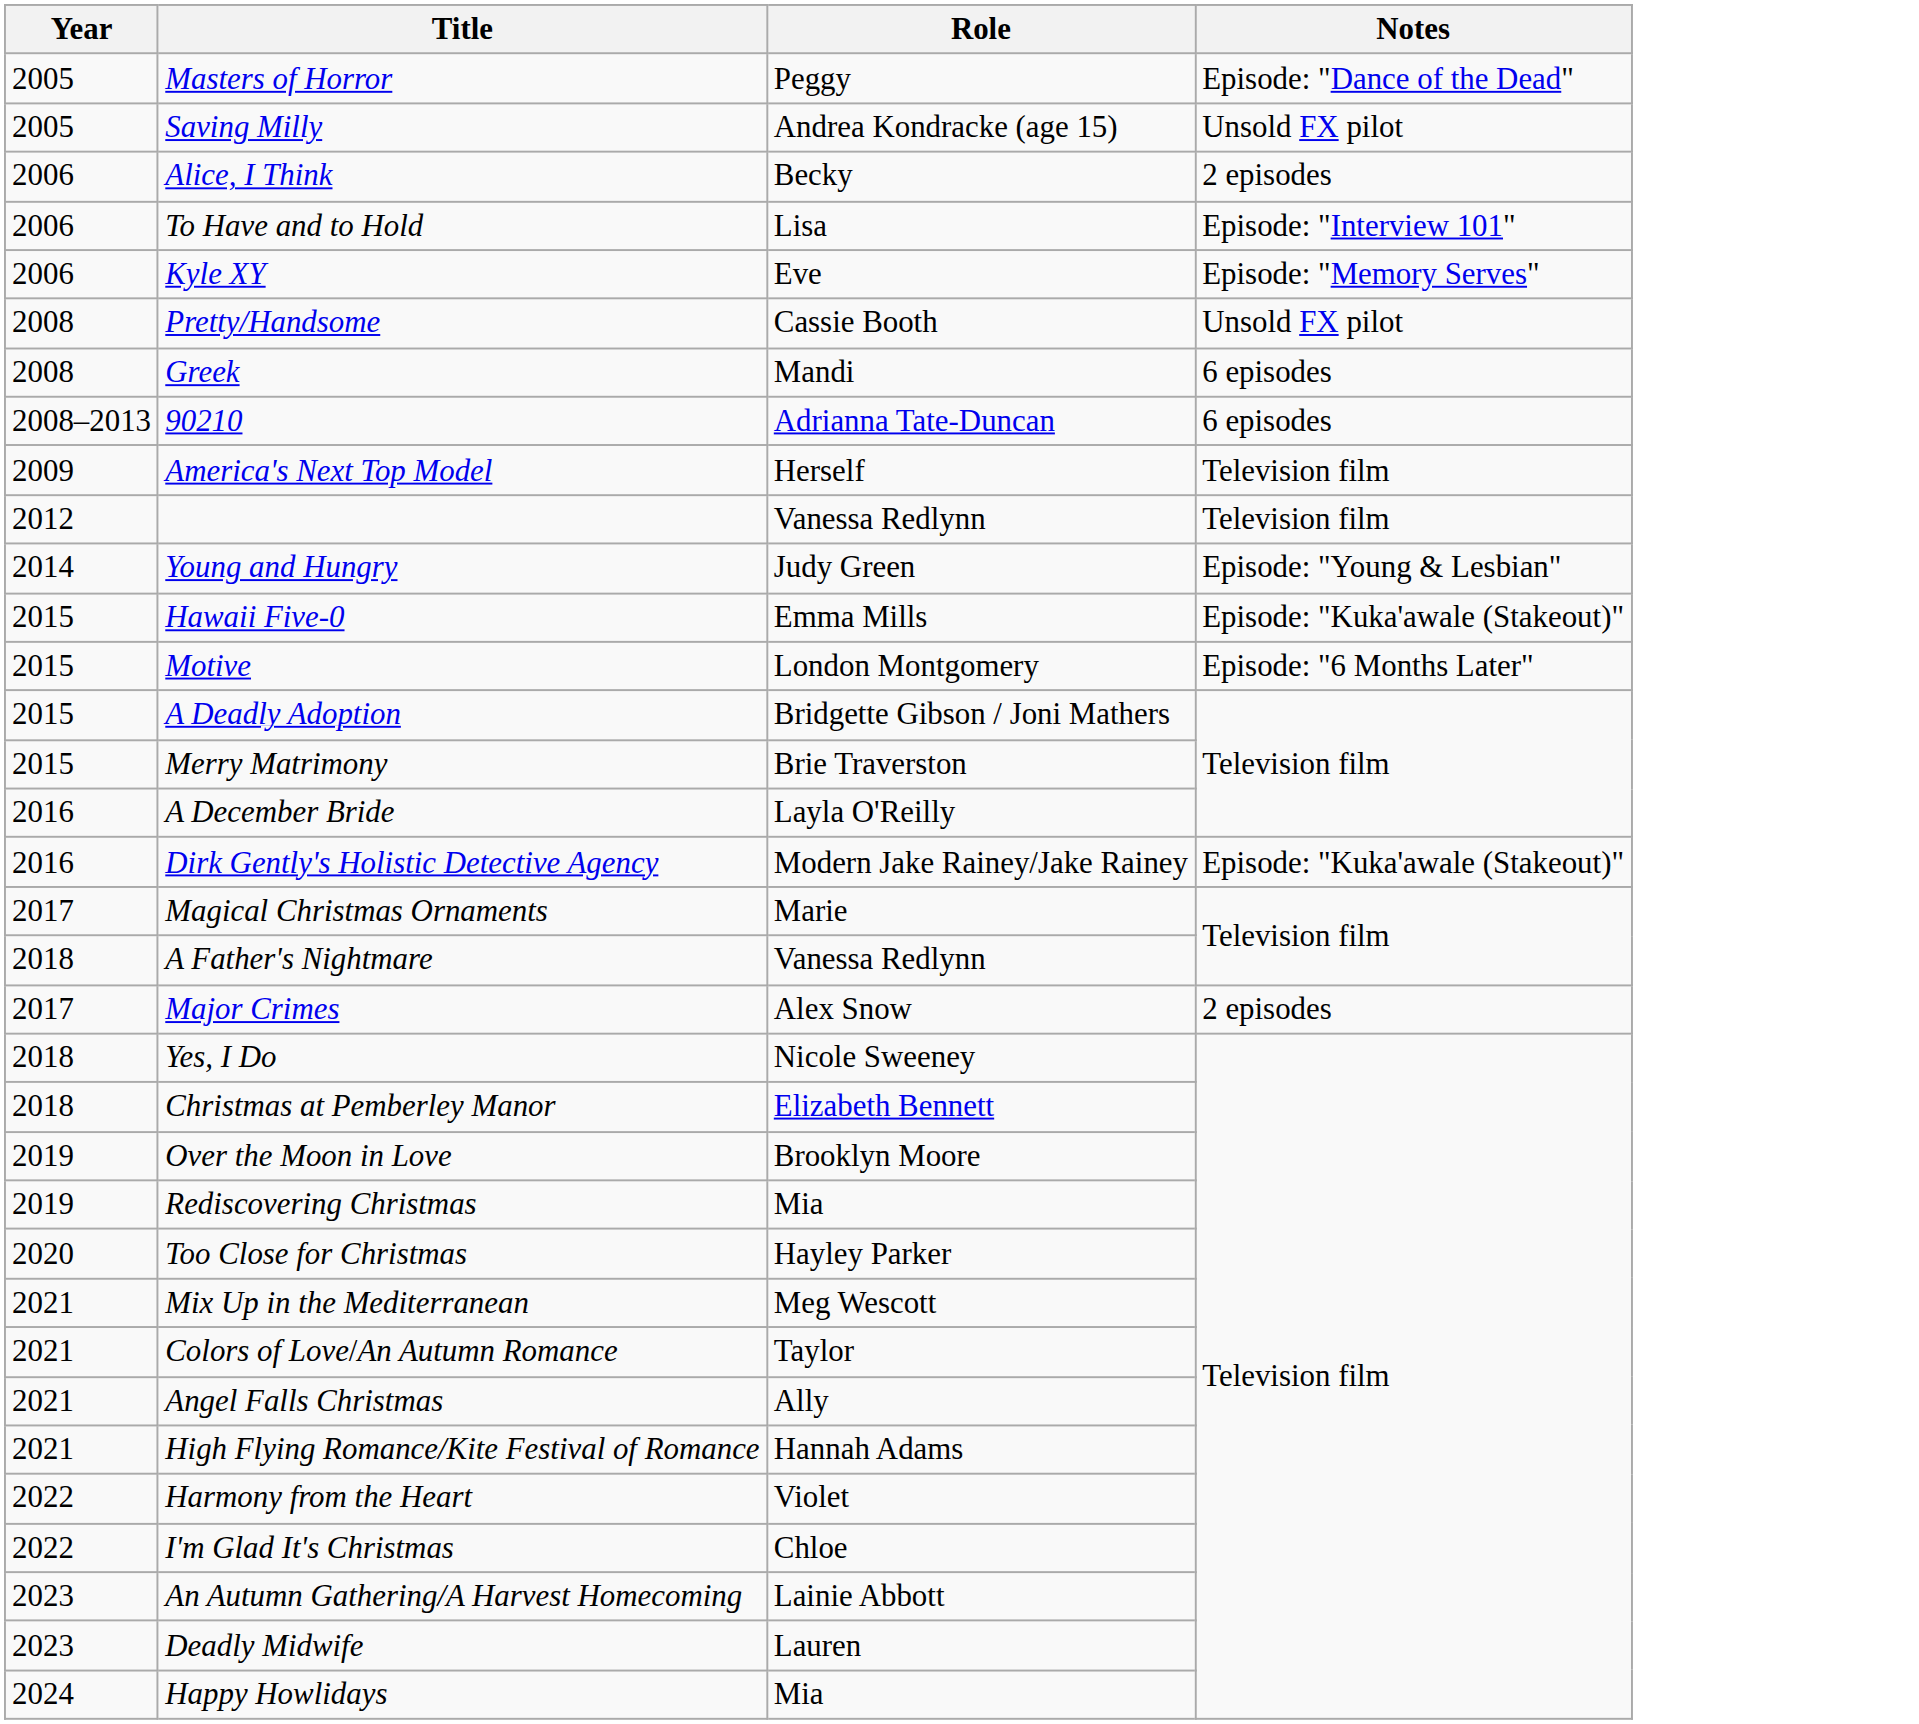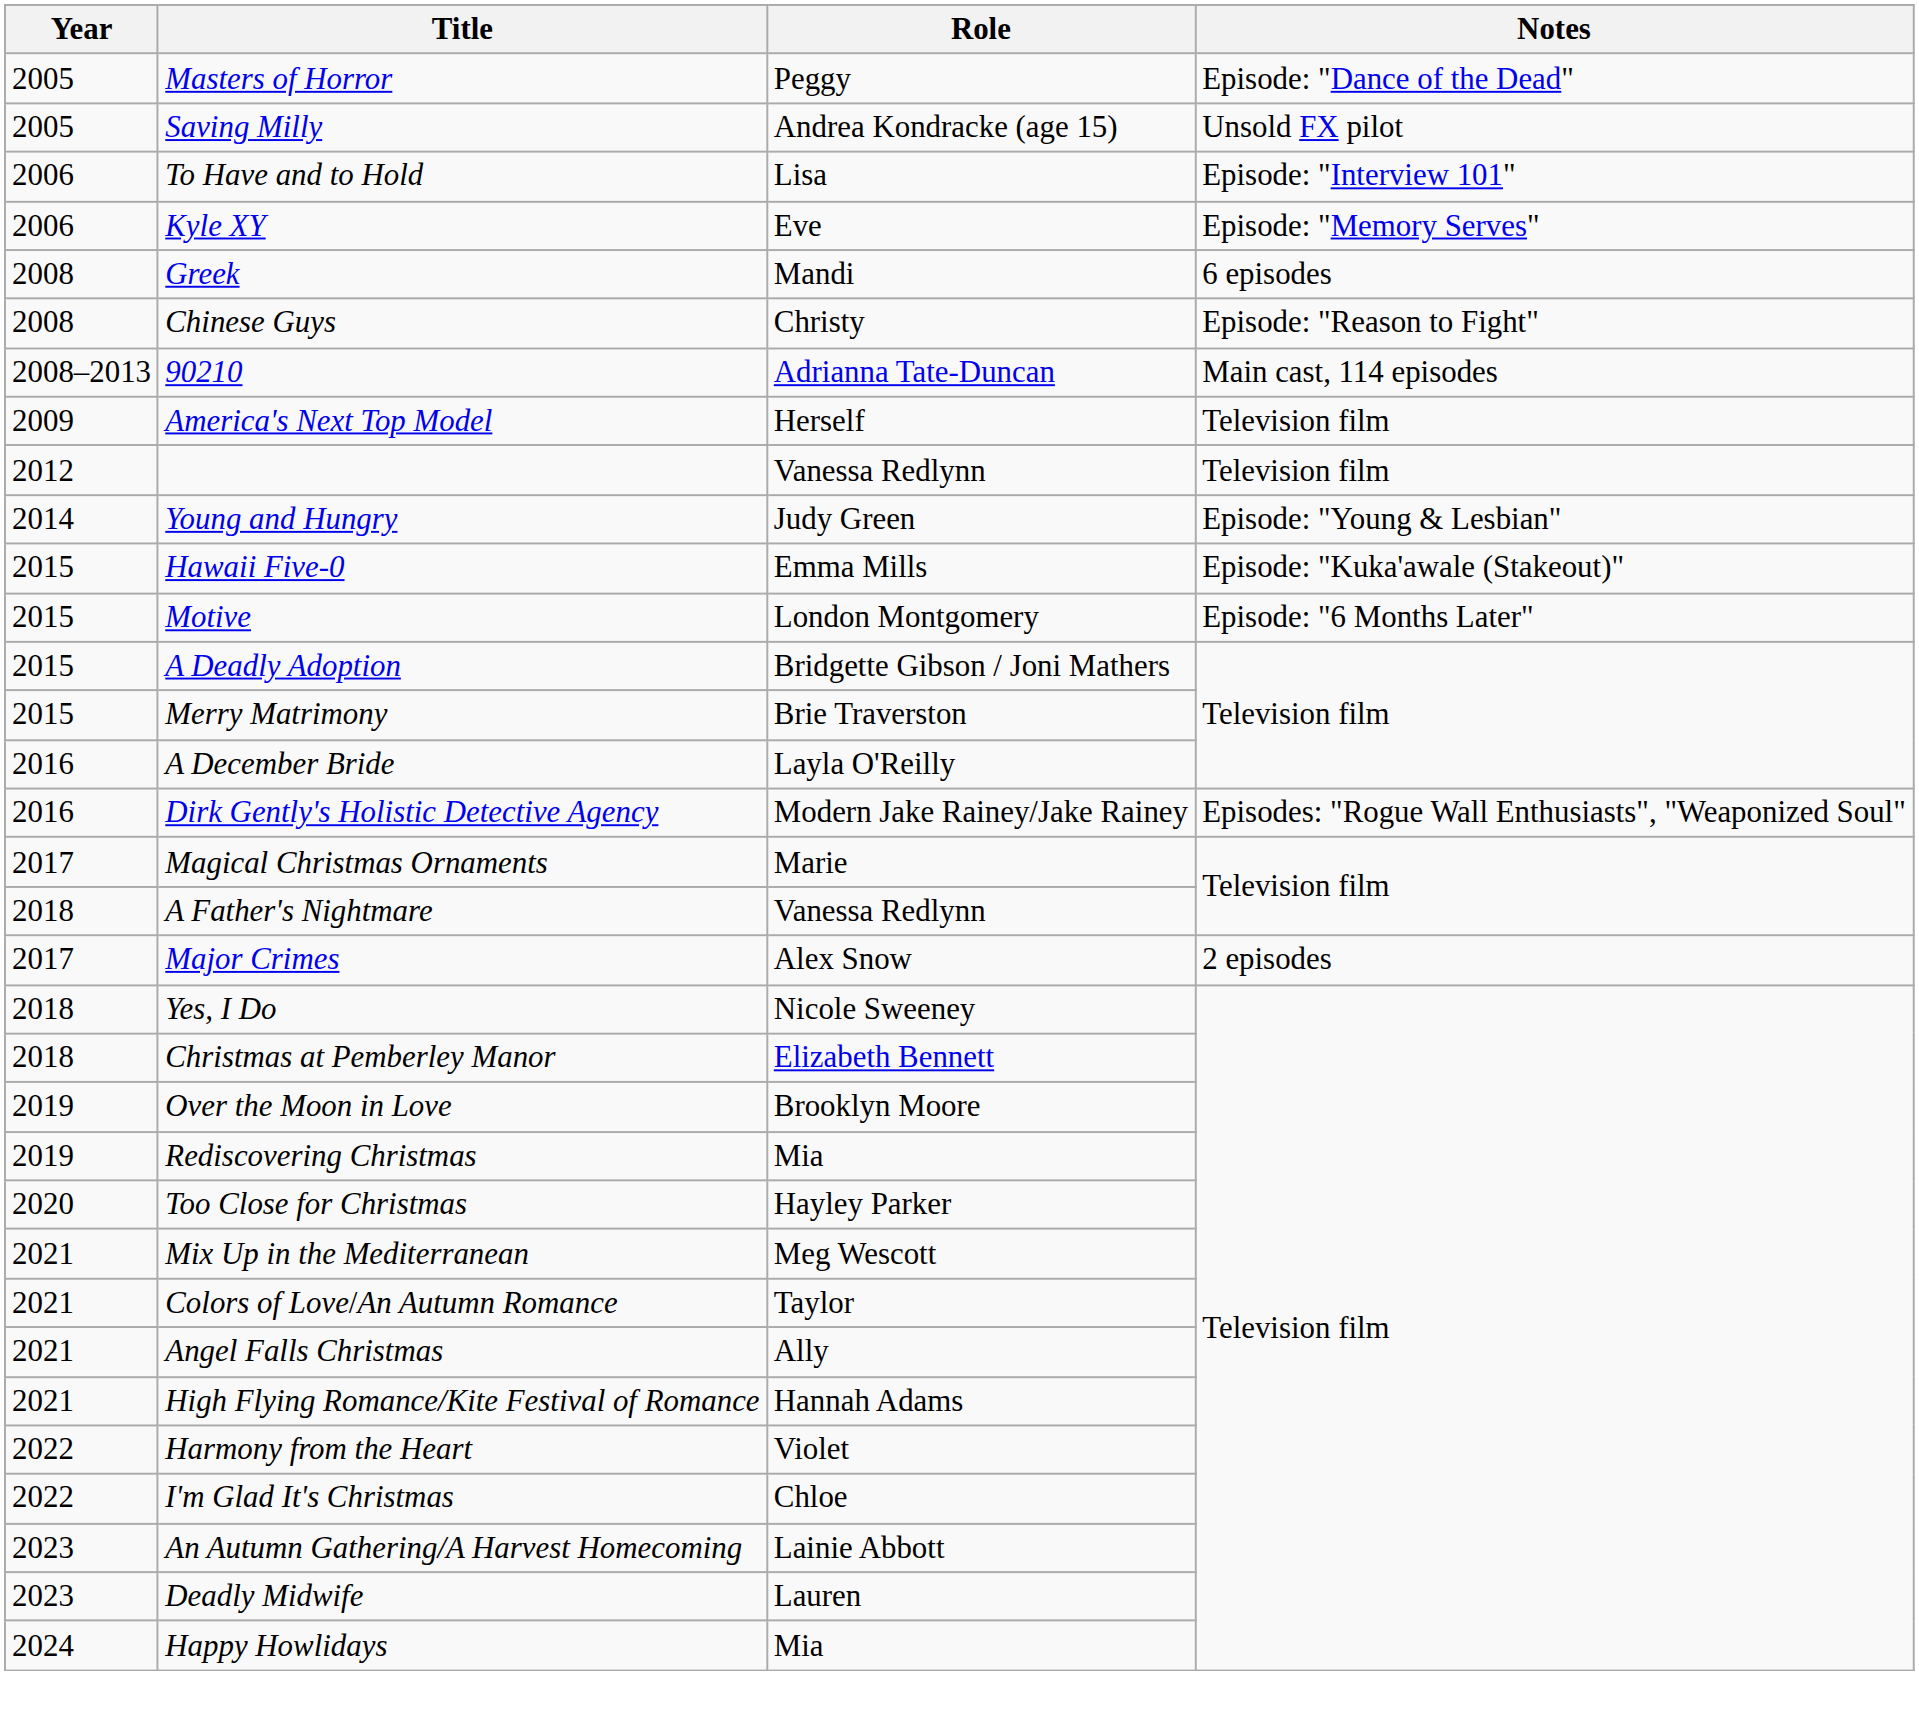- row: (249, 175)
- row: (273, 322)
+ row: (251, 322)
(1267, 420) 6 episodes -> (1350, 371) Main cast, 114 episodes
(1413, 861) Episode: "Kuka'awale (Stakeout)" -> (1554, 812) Episodes: "Rogue Wall Enthusiasts", "Weaponized Soul"
